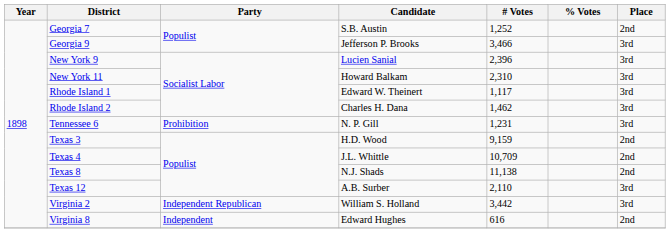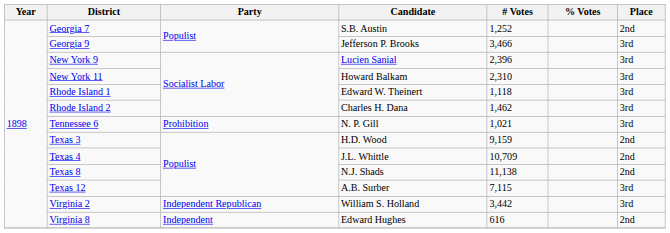(501, 92) 1,117 -> (501, 92) 1,118
(501, 124) 1,231 -> (501, 124) 1,021
(501, 188) 2,110 -> (501, 188) 7,115
